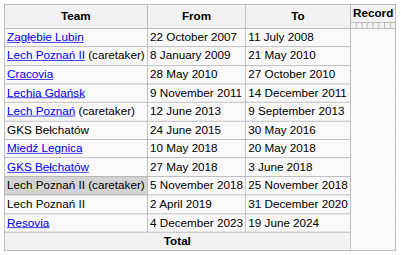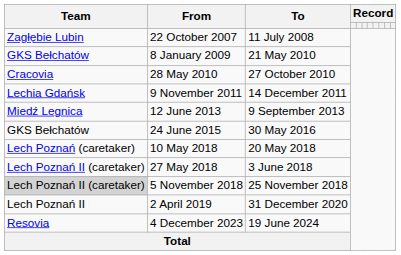(76, 56) Lech Poznań II (caretaker) -> (48, 56) GKS Bełchatów
(71, 111) Lech Poznań (caretaker) -> (45, 111) Miedź Legnica
(45, 148) Miedź Legnica -> (71, 148) Lech Poznań (caretaker)
(48, 167) GKS Bełchatów -> (76, 167) Lech Poznań II (caretaker)
